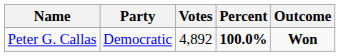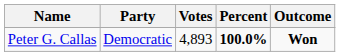(196, 39) 4,892 -> (196, 39) 4,893
